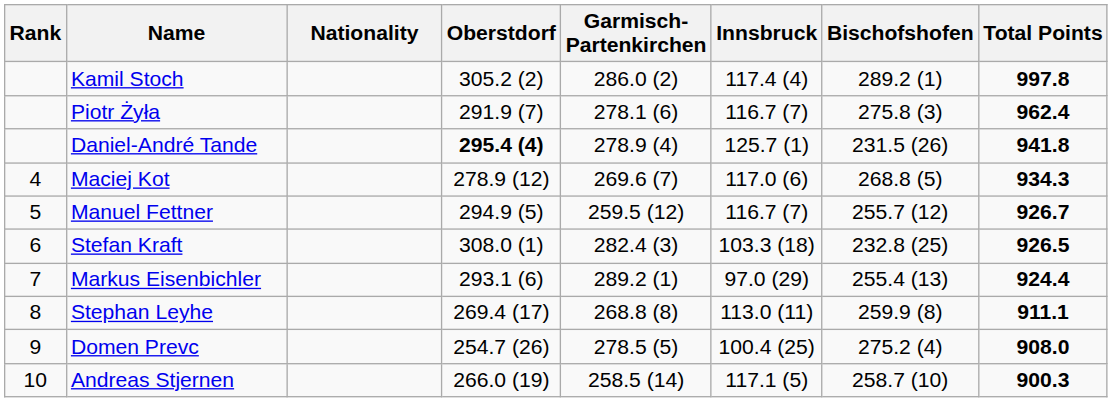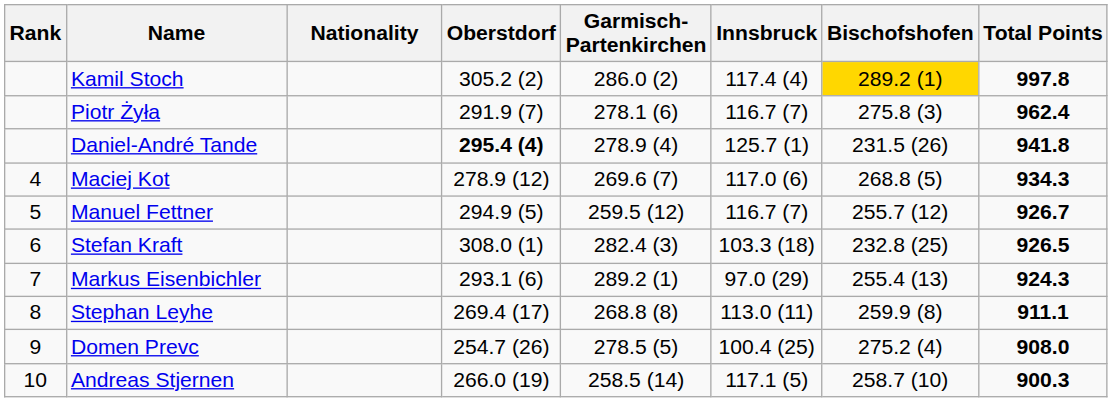(900, 78) no background -> (900, 78) gold background
(1043, 279) 924.4 -> (1043, 279) 924.3
